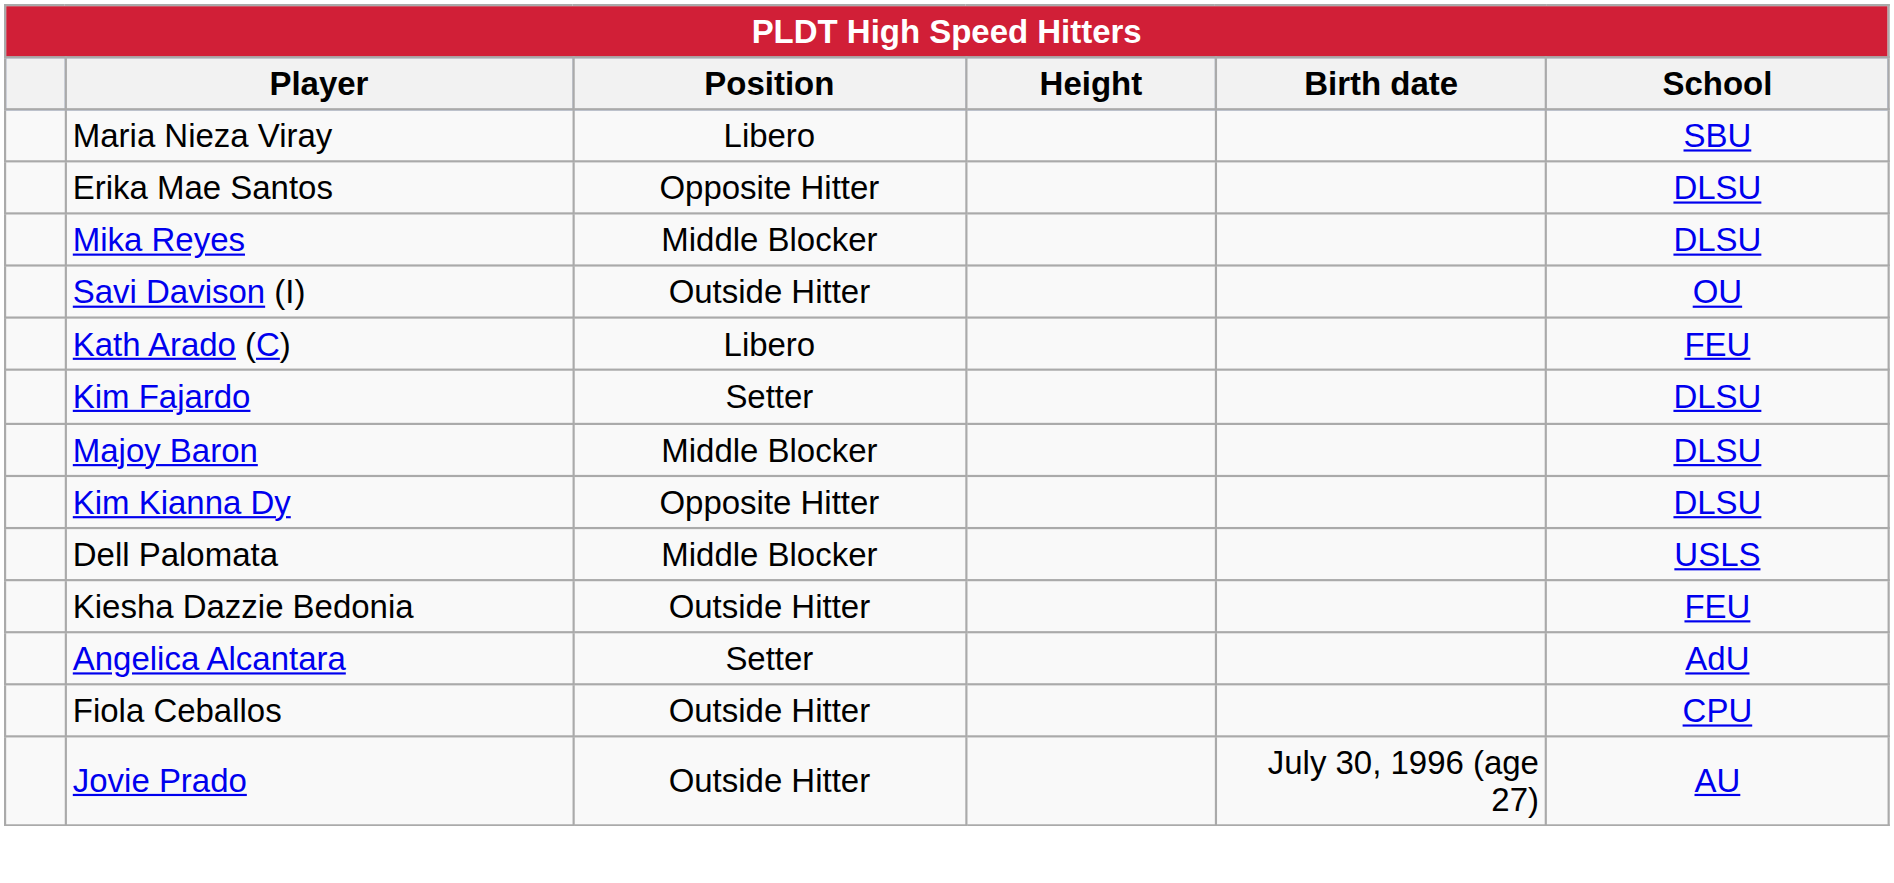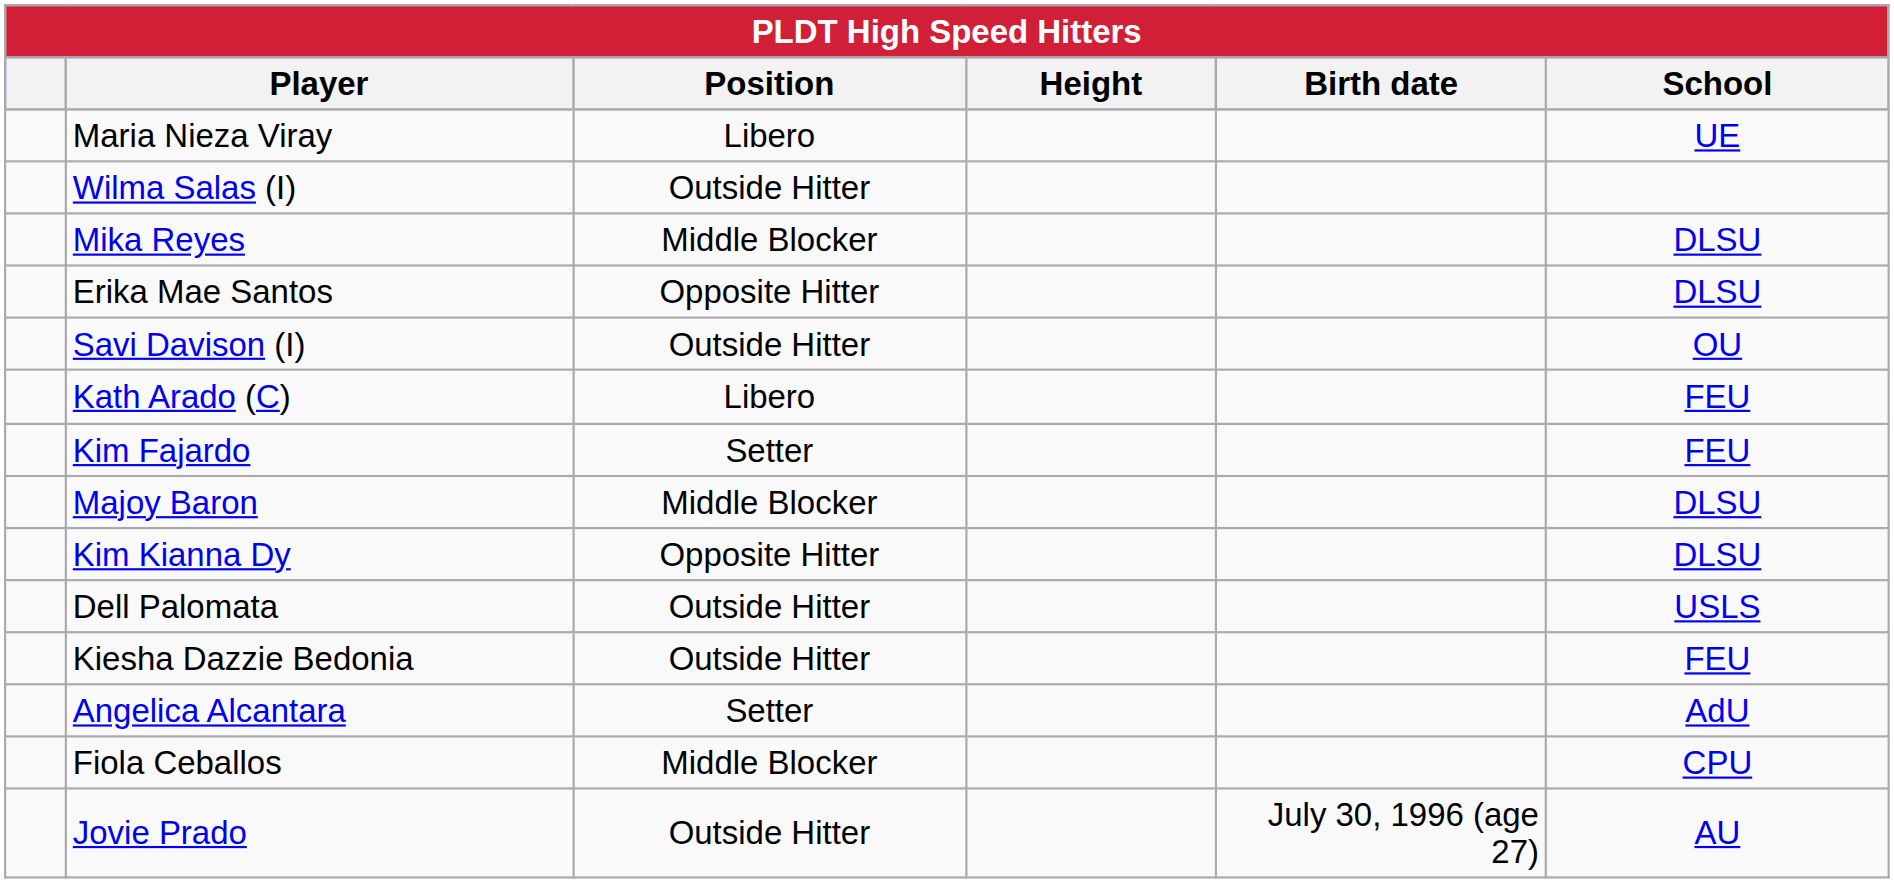(1717, 136) SBU -> (1717, 136) UE
+ row: (185, 188)
rows swapped: (159, 240) <-> (203, 188)
(1717, 397) DLSU -> (1717, 449) FEU
(769, 554) Middle Blocker -> (769, 606) Outside Hitter
(769, 710) Outside Hitter -> (769, 762) Middle Blocker
